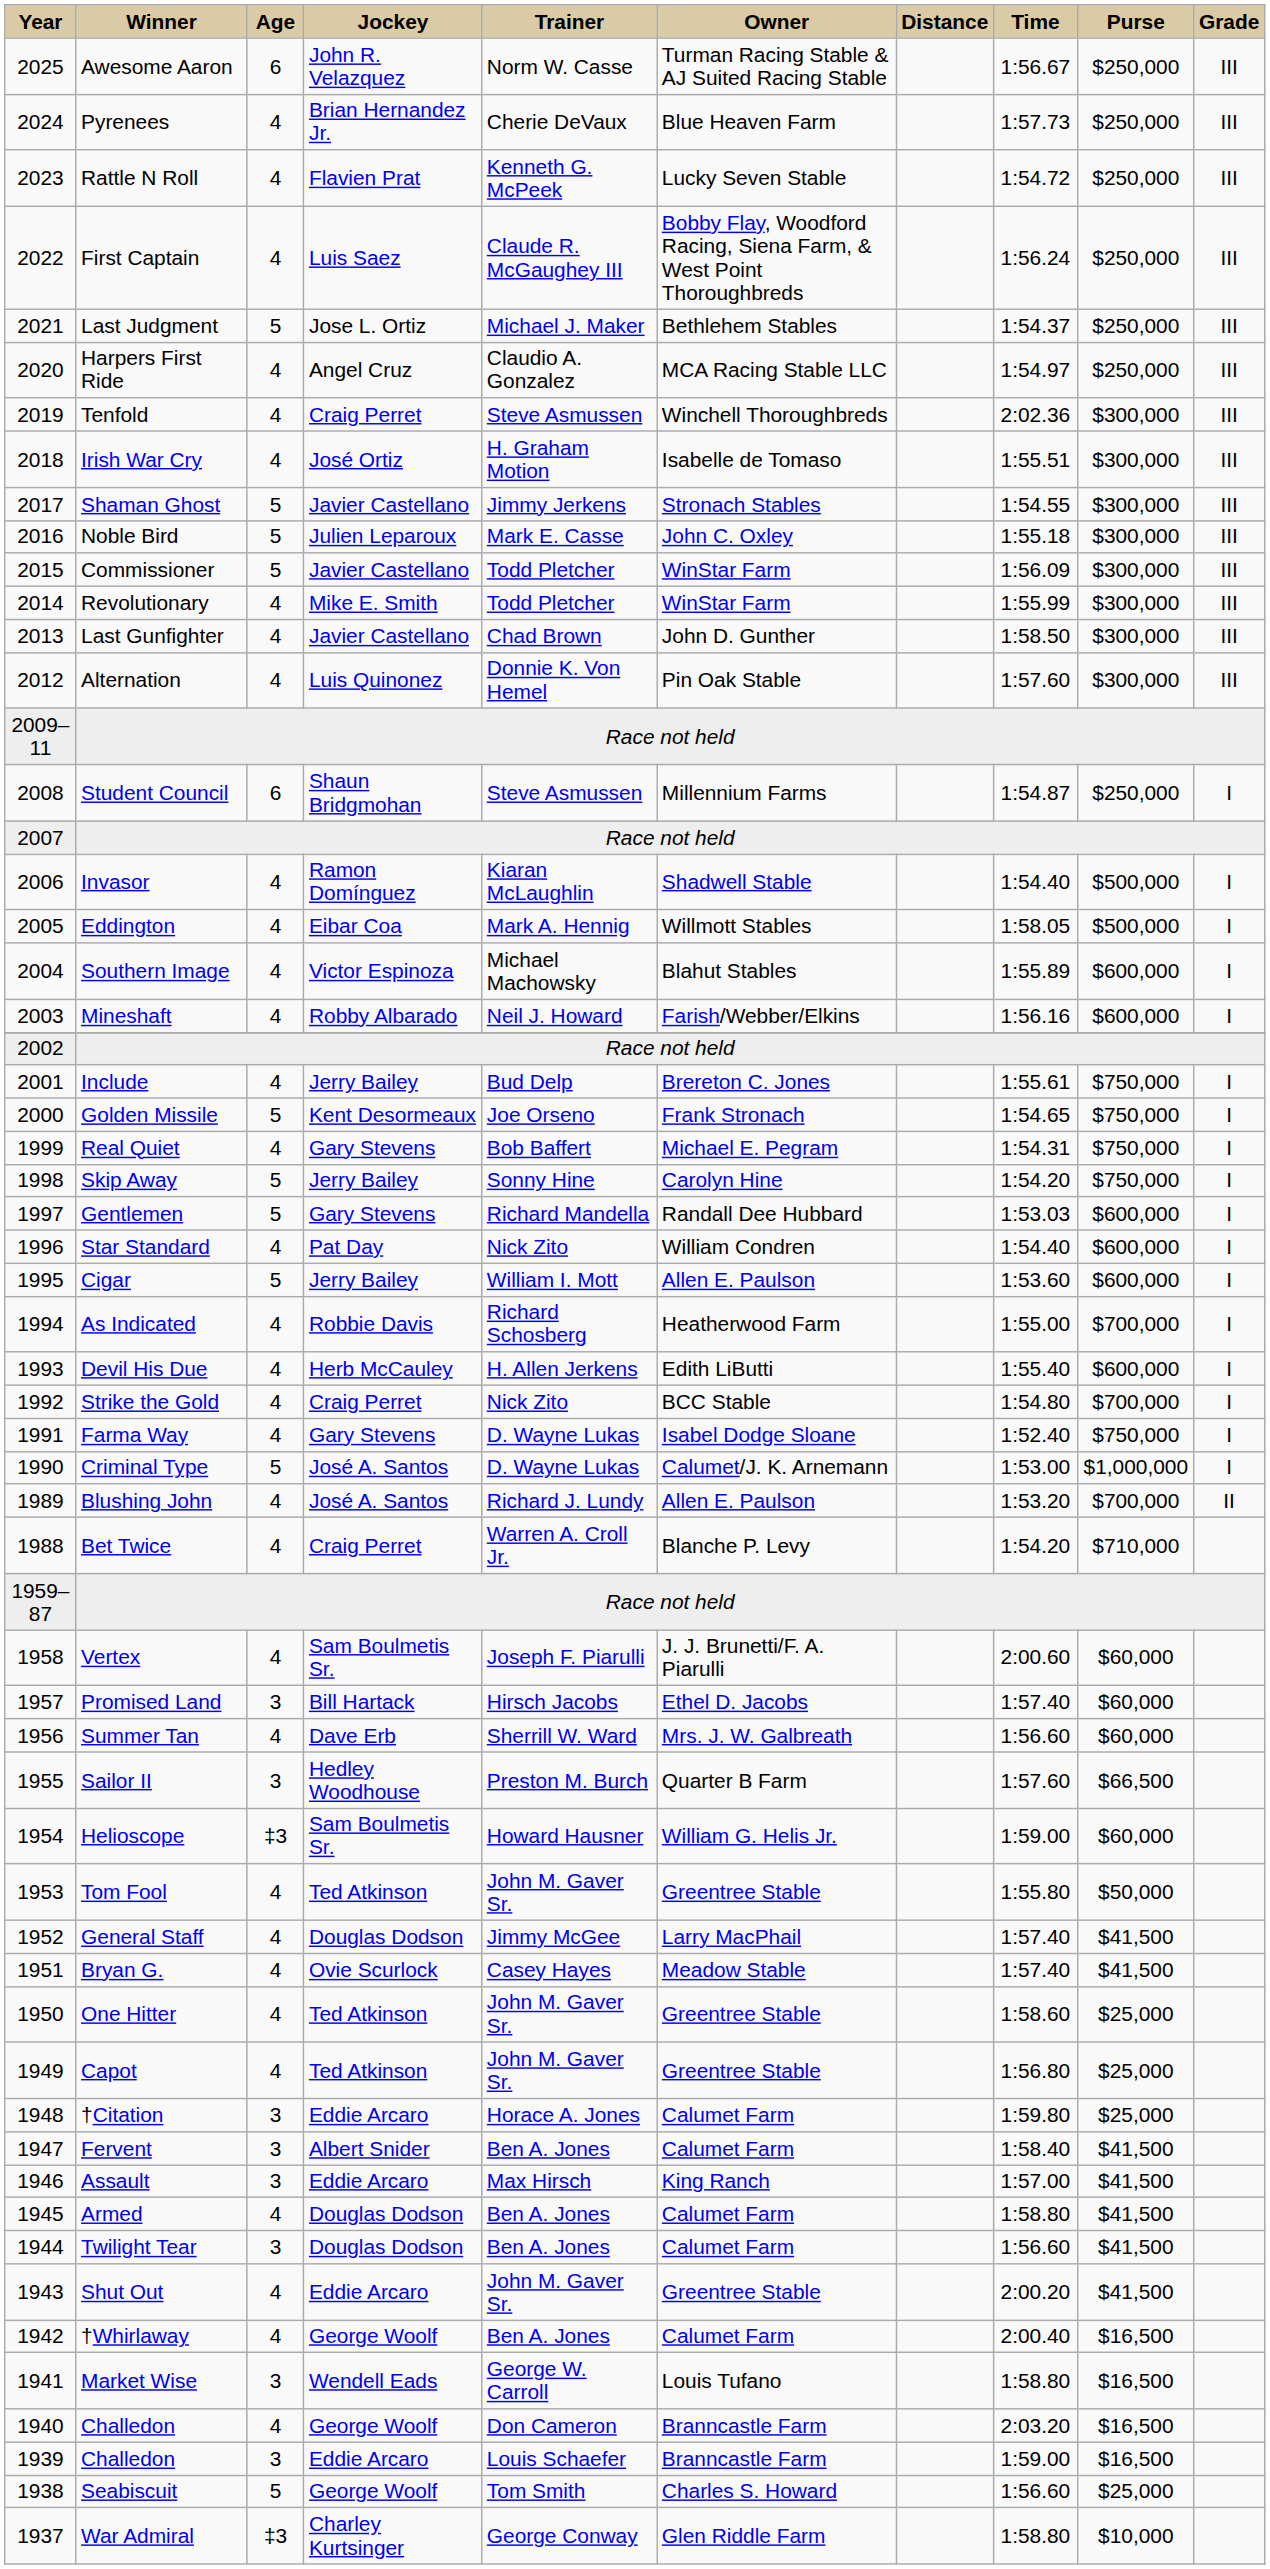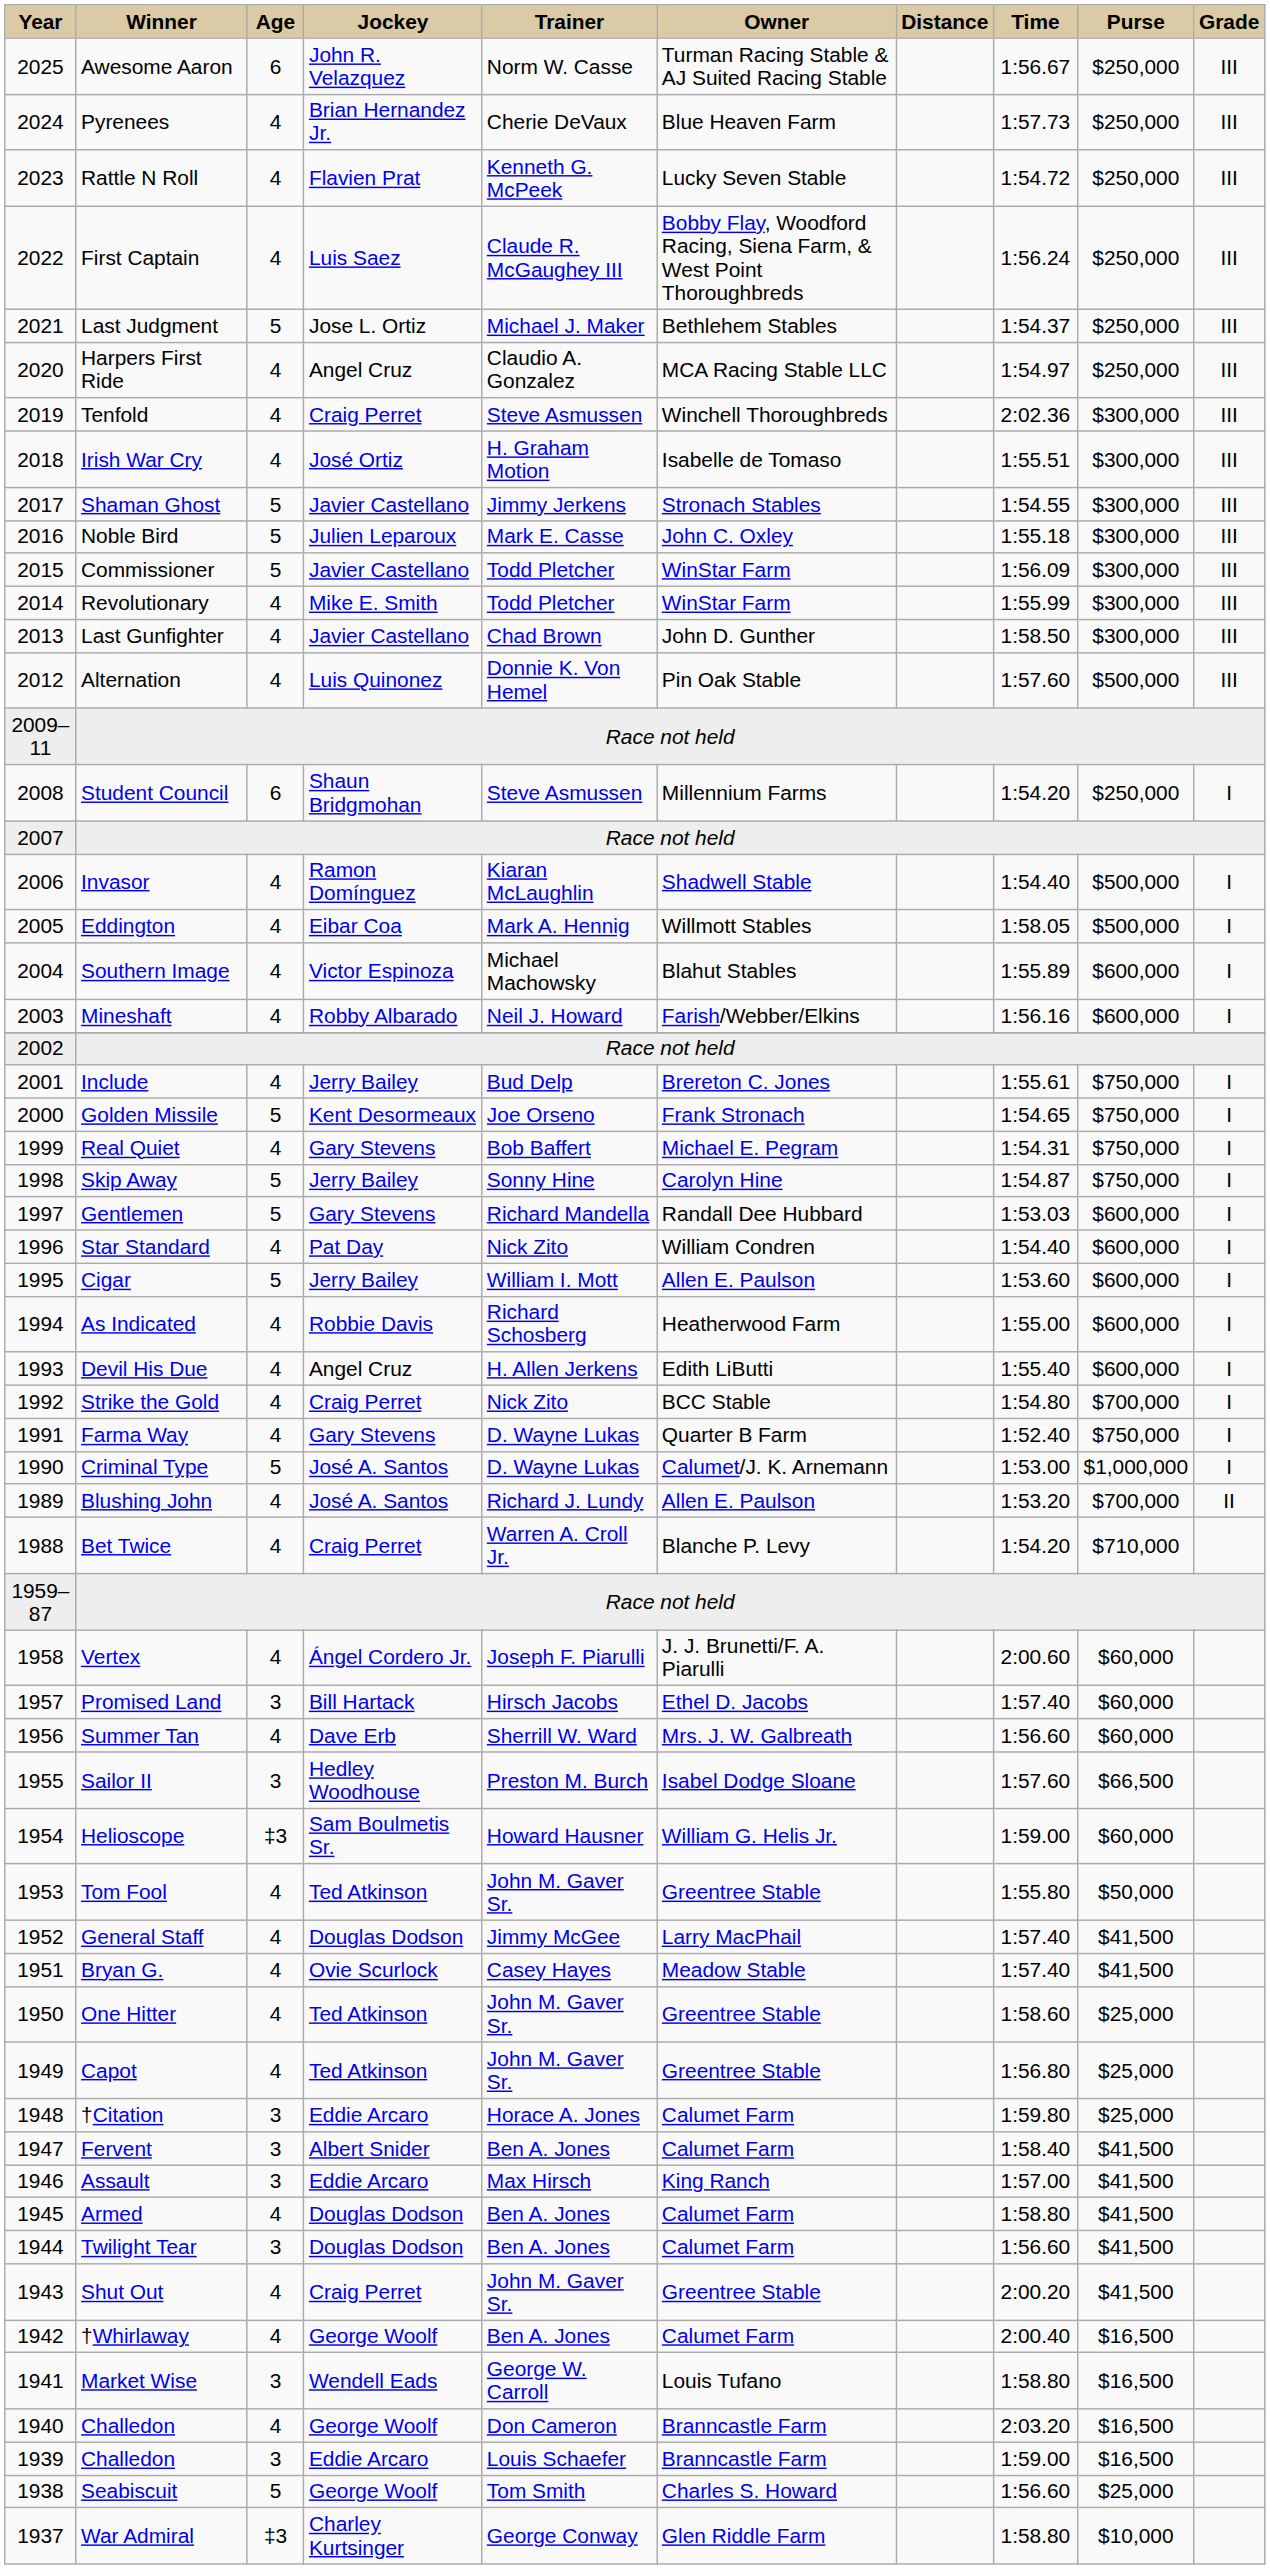(1136, 681) $300,000 -> (1136, 681) $500,000
(1035, 793) 1:54.87 -> (1035, 793) 1:54.20
(1035, 1181) 1:54.20 -> (1035, 1181) 1:54.87
(1136, 1324) $700,000 -> (1136, 1324) $600,000
(381, 1369) Herb McCauley -> (361, 1369) Angel Cruz
(759, 1435) Isabel Dodge Sloane -> (734, 1435) Quarter B Farm
(379, 1658) Sam Boulmetis Sr. -> (390, 1658) Ángel Cordero Jr.
(734, 1780) Quarter B Farm -> (759, 1780) Isabel Dodge Sloane
(369, 2292) Eddie Arcaro -> (365, 2292) Craig Perret
